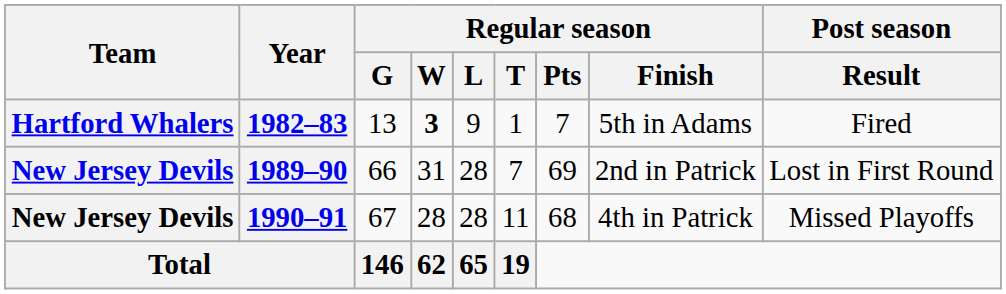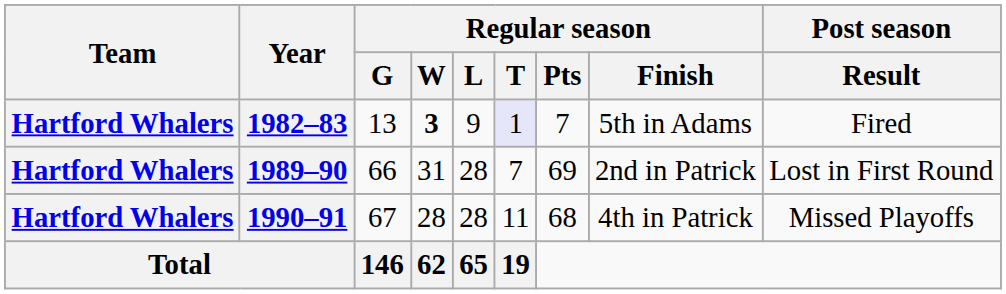(516, 123) no background -> (516, 123) lavender background
(123, 170) New Jersey Devils -> (123, 170) Hartford Whalers
(123, 217) New Jersey Devils -> (123, 217) Hartford Whalers
